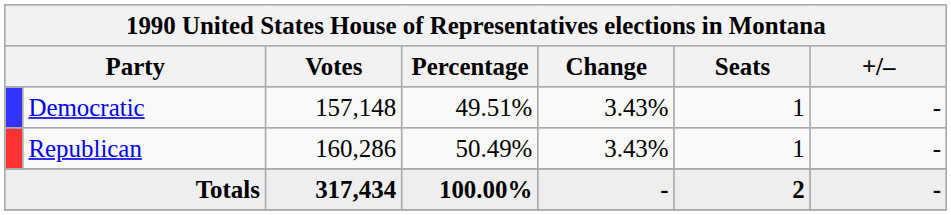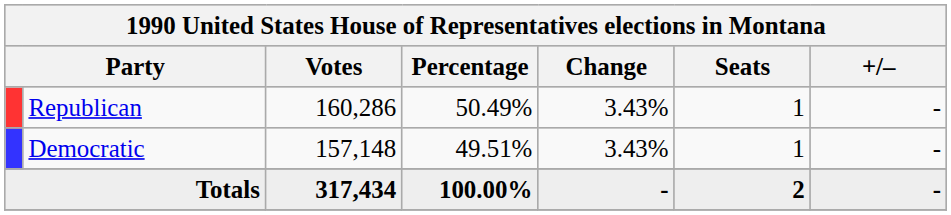rows swapped: (85, 148) <-> (87, 107)
